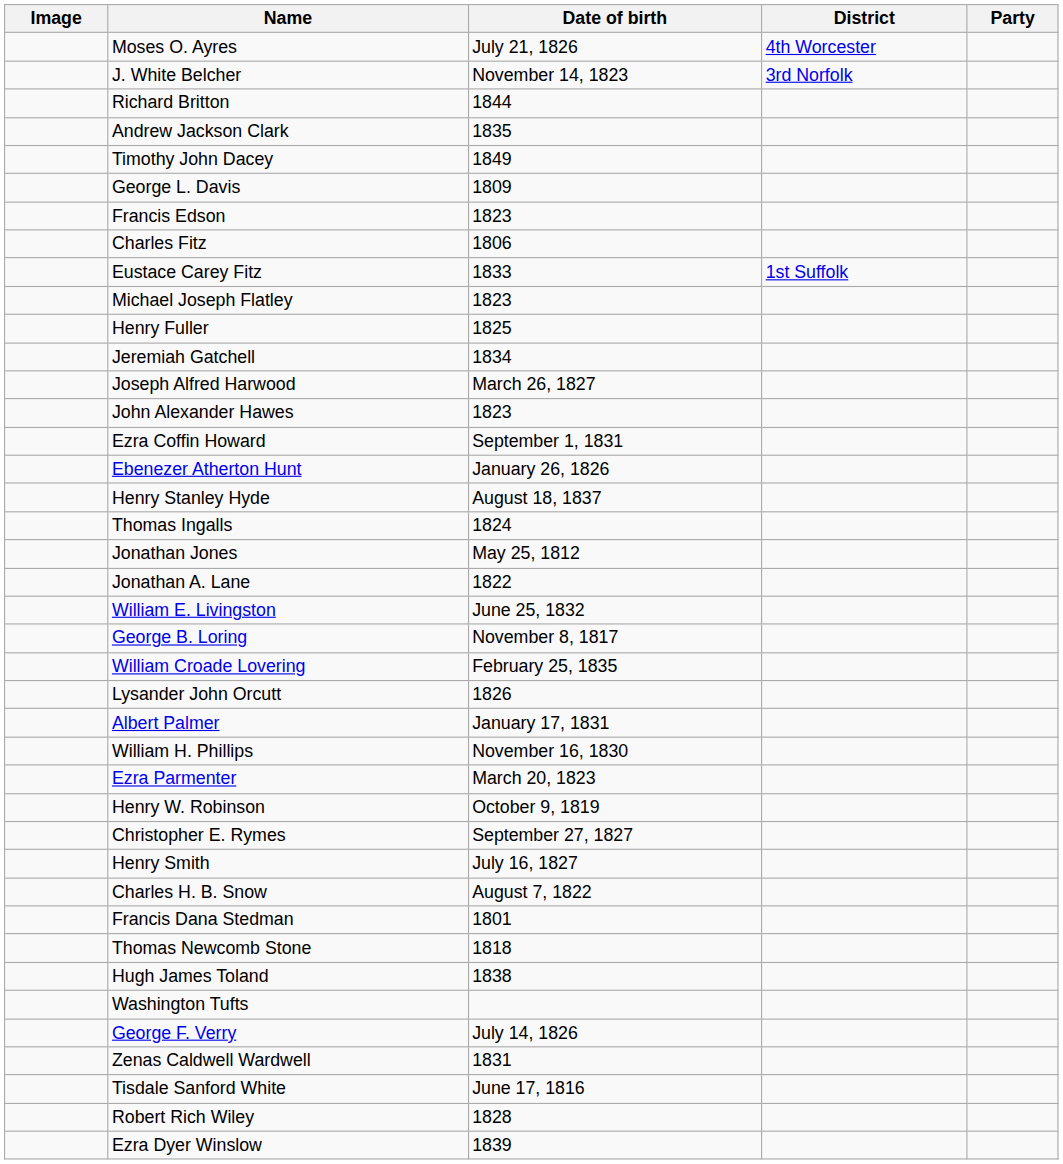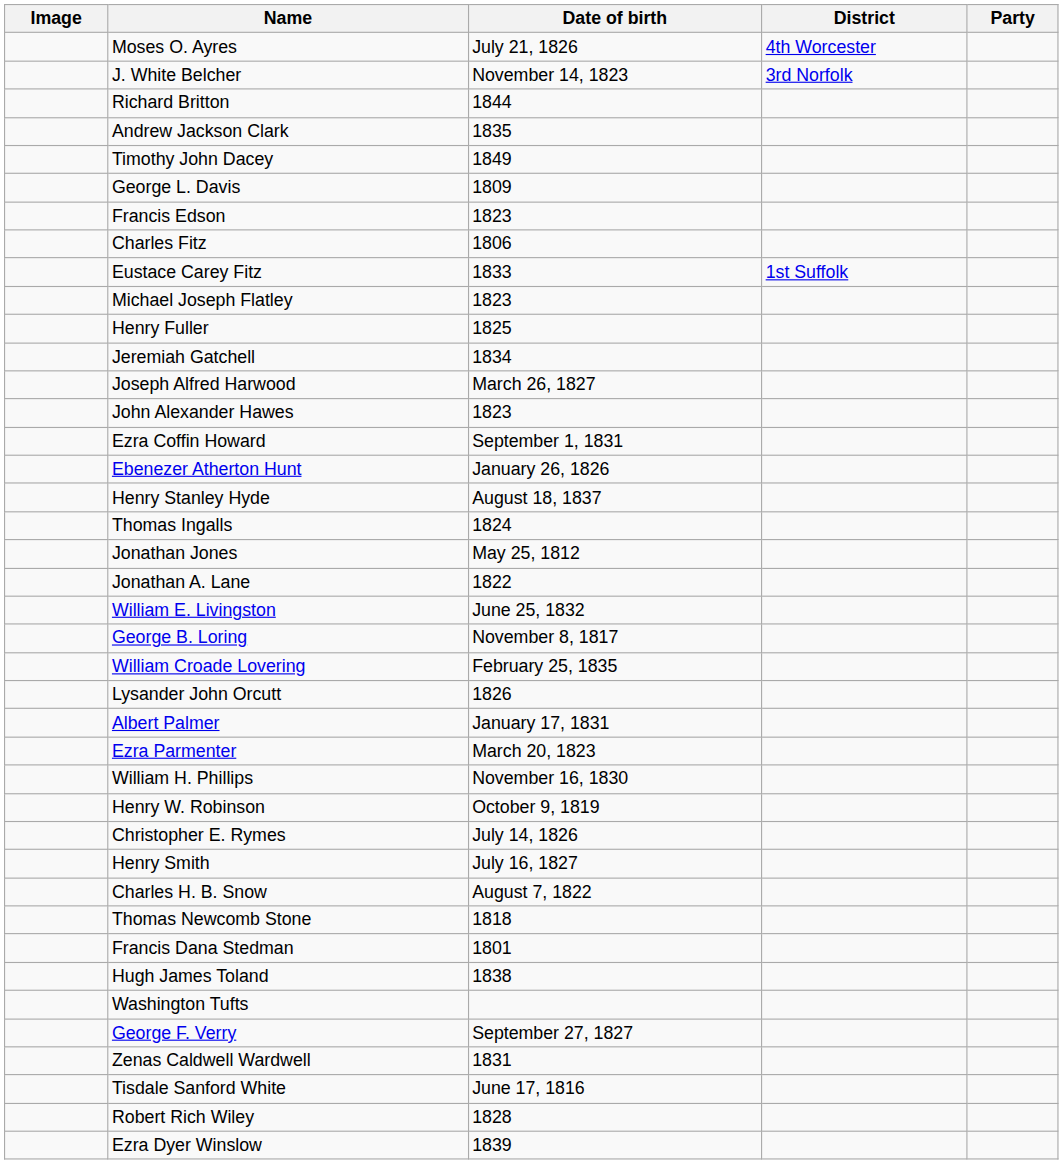rows swapped: (174, 779) <-> (182, 750)
(553, 835) September 27, 1827 -> (525, 835) July 14, 1826
rows swapped: (203, 919) <-> (212, 948)
(525, 1032) July 14, 1826 -> (553, 1032) September 27, 1827
